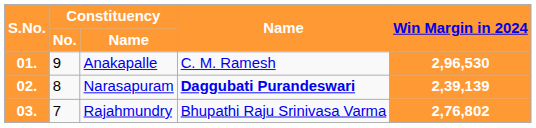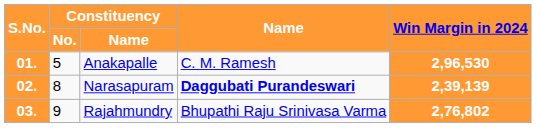(57, 63) 9 -> (57, 63) 5
(57, 110) 7 -> (57, 110) 9
